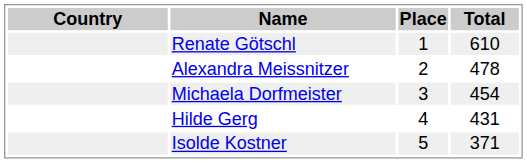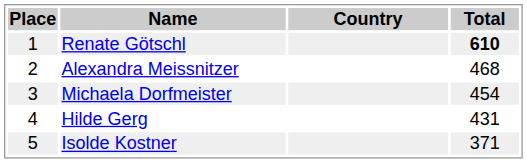columns swapped: (423, 19) <-> (88, 19)
(485, 44) normal -> (485, 44) bold
(485, 69) 478 -> (485, 69) 468
